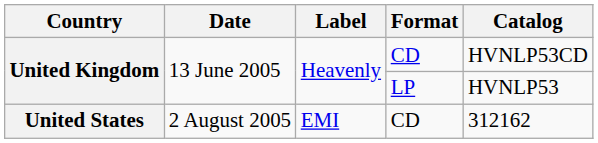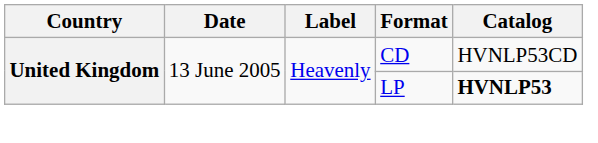(513, 87) normal -> (505, 87) bold
- row: (84, 120)
